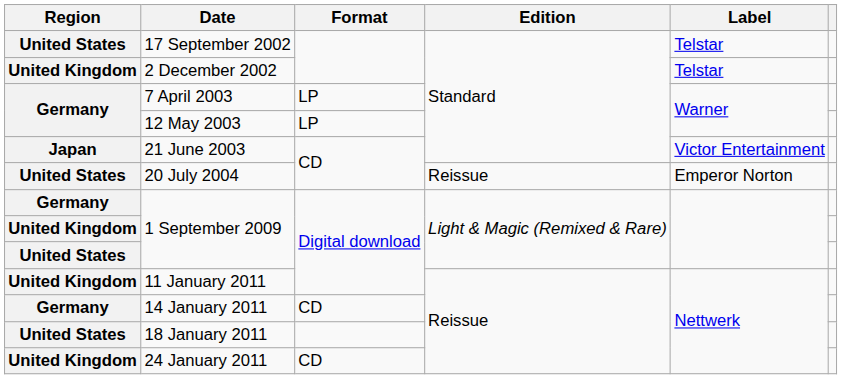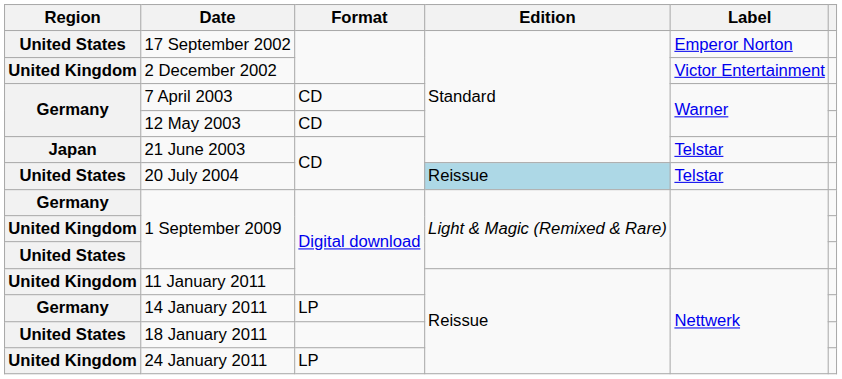(699, 44) Telstar -> (734, 44) Emperor Norton
(699, 70) Telstar -> (750, 70) Victor Entertainment
(309, 96) LP -> (310, 96) CD
(309, 123) LP -> (310, 123) CD
(750, 149) Victor Entertainment -> (699, 149) Telstar
(458, 176) no background -> (458, 176) lightblue background
(734, 176) Emperor Norton -> (699, 176) Telstar
(310, 307) CD -> (309, 307) LP
(310, 360) CD -> (309, 360) LP
